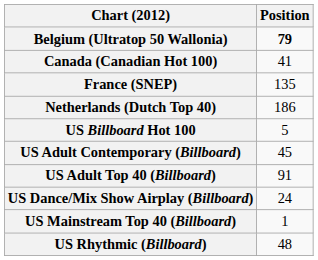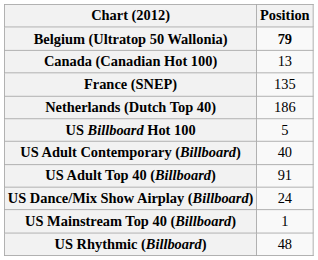(285, 61) 41 -> (285, 61) 13
(285, 152) 45 -> (285, 152) 40
